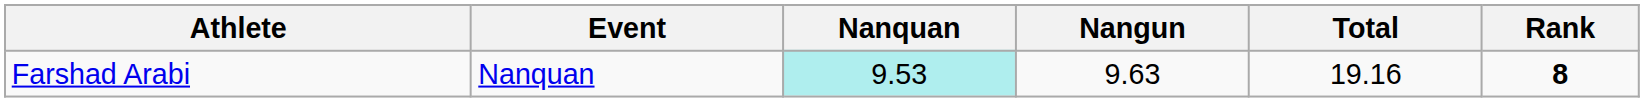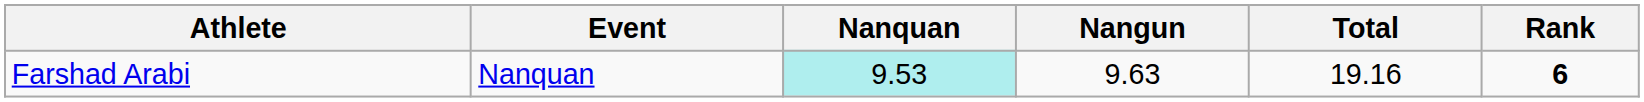(1560, 73) 8 -> (1560, 73) 6
